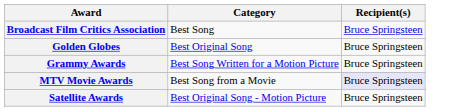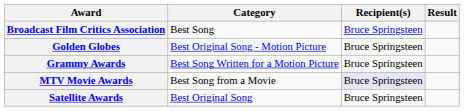+ column: (442, 13)
(211, 47) Best Original Song -> (248, 47) Best Original Song - Motion Picture
(248, 98) Best Original Song - Motion Picture -> (211, 98) Best Original Song
